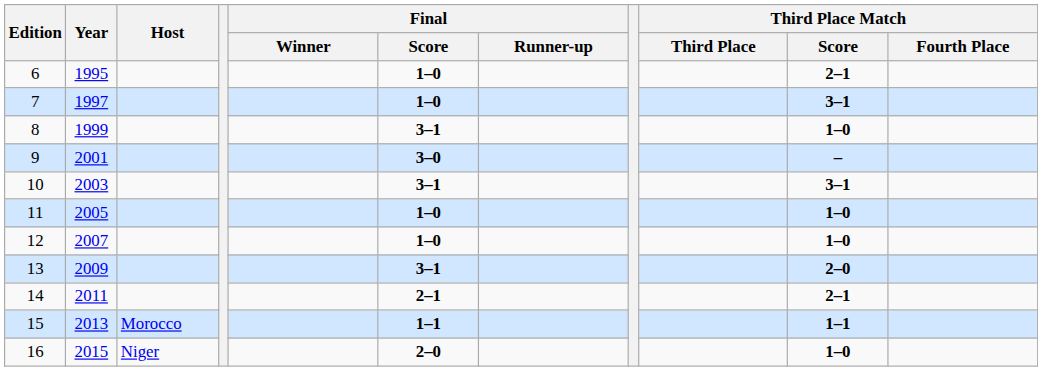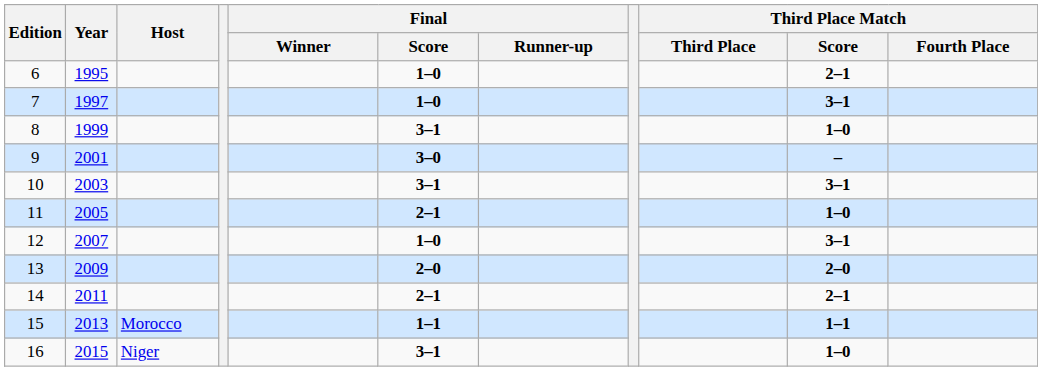(428, 213) 1–0 -> (428, 213) 2–1
(838, 241) 1–0 -> (838, 241) 3–1
(428, 268) 3–1 -> (428, 268) 2–0
(428, 352) 2–0 -> (428, 352) 3–1
